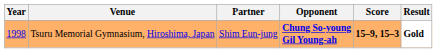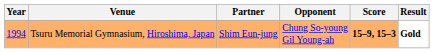(16, 34) 1998 -> (16, 34) 1994
(317, 34) bold -> (315, 34) normal
